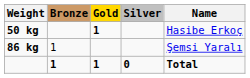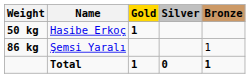columns swapped: (204, 13) <-> (69, 13)
